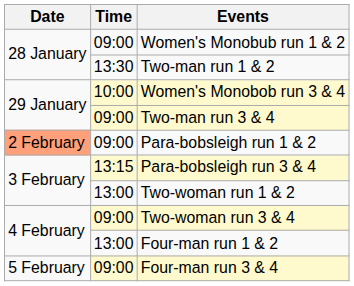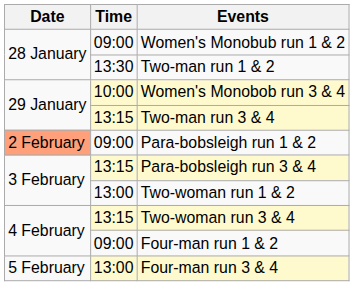(114, 117) 09:00 -> (114, 117) 13:15
(114, 218) 09:00 -> (114, 218) 13:15
(114, 243) 13:00 -> (114, 243) 09:00
(114, 268) 09:00 -> (114, 268) 13:00
